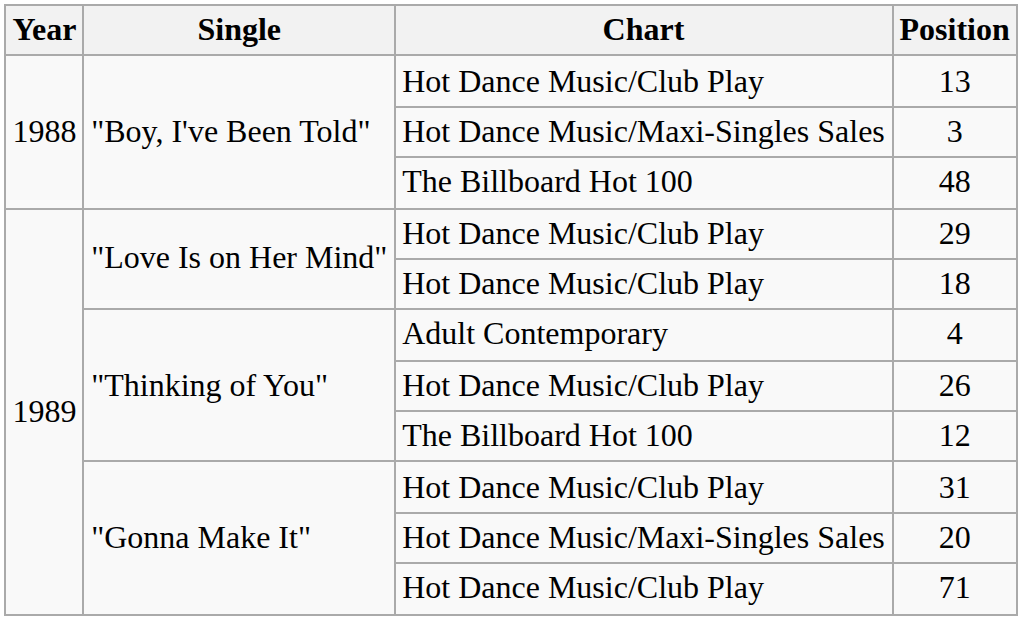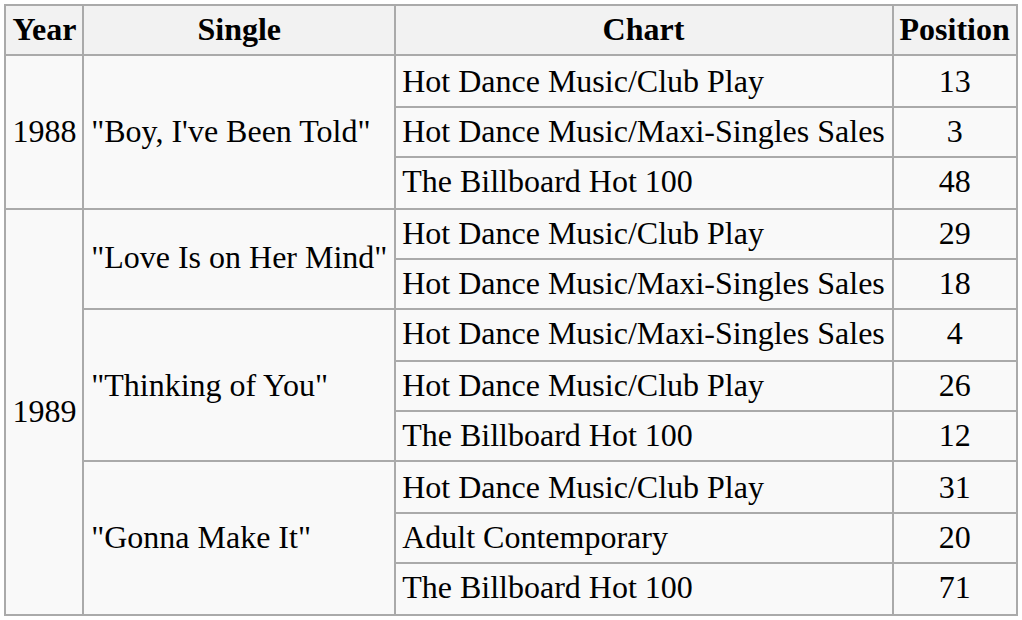(583, 283) Hot Dance Music/Club Play -> (643, 283) Hot Dance Music/Maxi-Singles Sales
(535, 334) Adult Contemporary -> (643, 334) Hot Dance Music/Maxi-Singles Sales
(643, 537) Hot Dance Music/Maxi-Singles Sales -> (535, 537) Adult Contemporary
(583, 588) Hot Dance Music/Club Play -> (548, 588) The Billboard Hot 100
